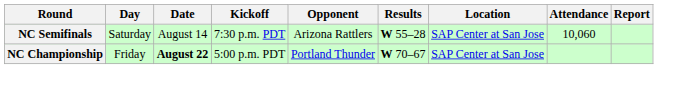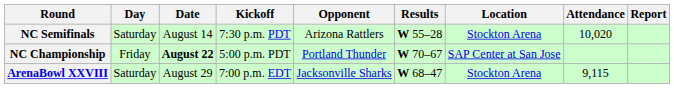(488, 34) SAP Center at San Jose -> (504, 34) Stockton Arena
(579, 34) 10,060 -> (596, 34) 10,020
+ row: (58, 73)
